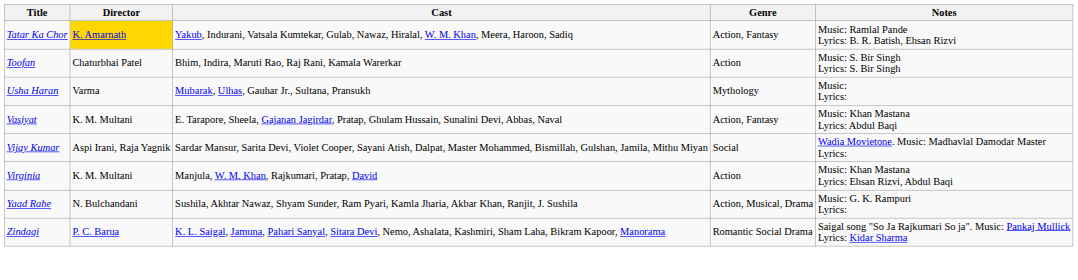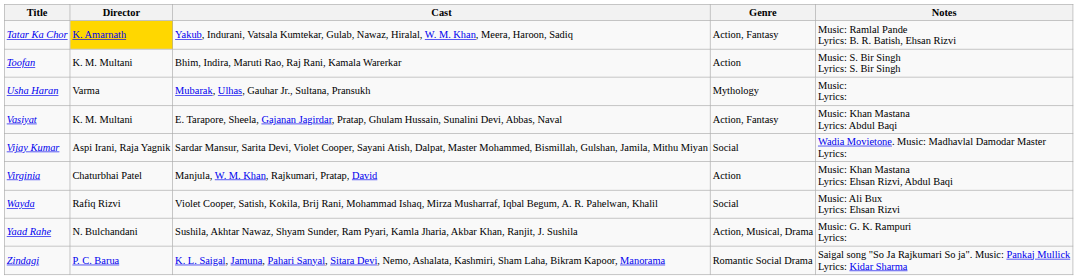(107, 63) Chaturbhai Patel -> (102, 63) K. M. Multani
(102, 176) K. M. Multani -> (107, 176) Chaturbhai Patel
+ row: (21, 204)
